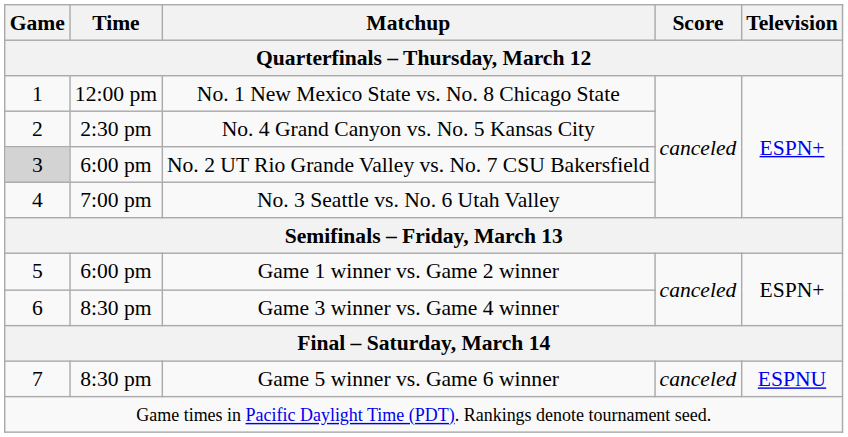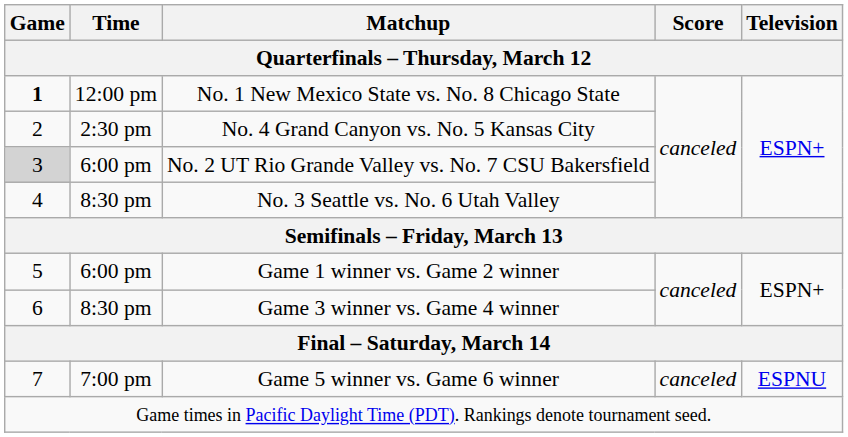(37, 93) normal -> (37, 93) bold
(116, 200) 7:00 pm -> (116, 200) 8:30 pm
(116, 378) 8:30 pm -> (116, 378) 7:00 pm
